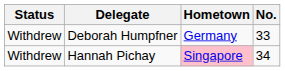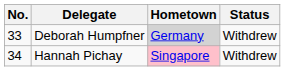columns swapped: (266, 14) <-> (34, 14)
(210, 35) no background -> (177, 35) lightgrey background
